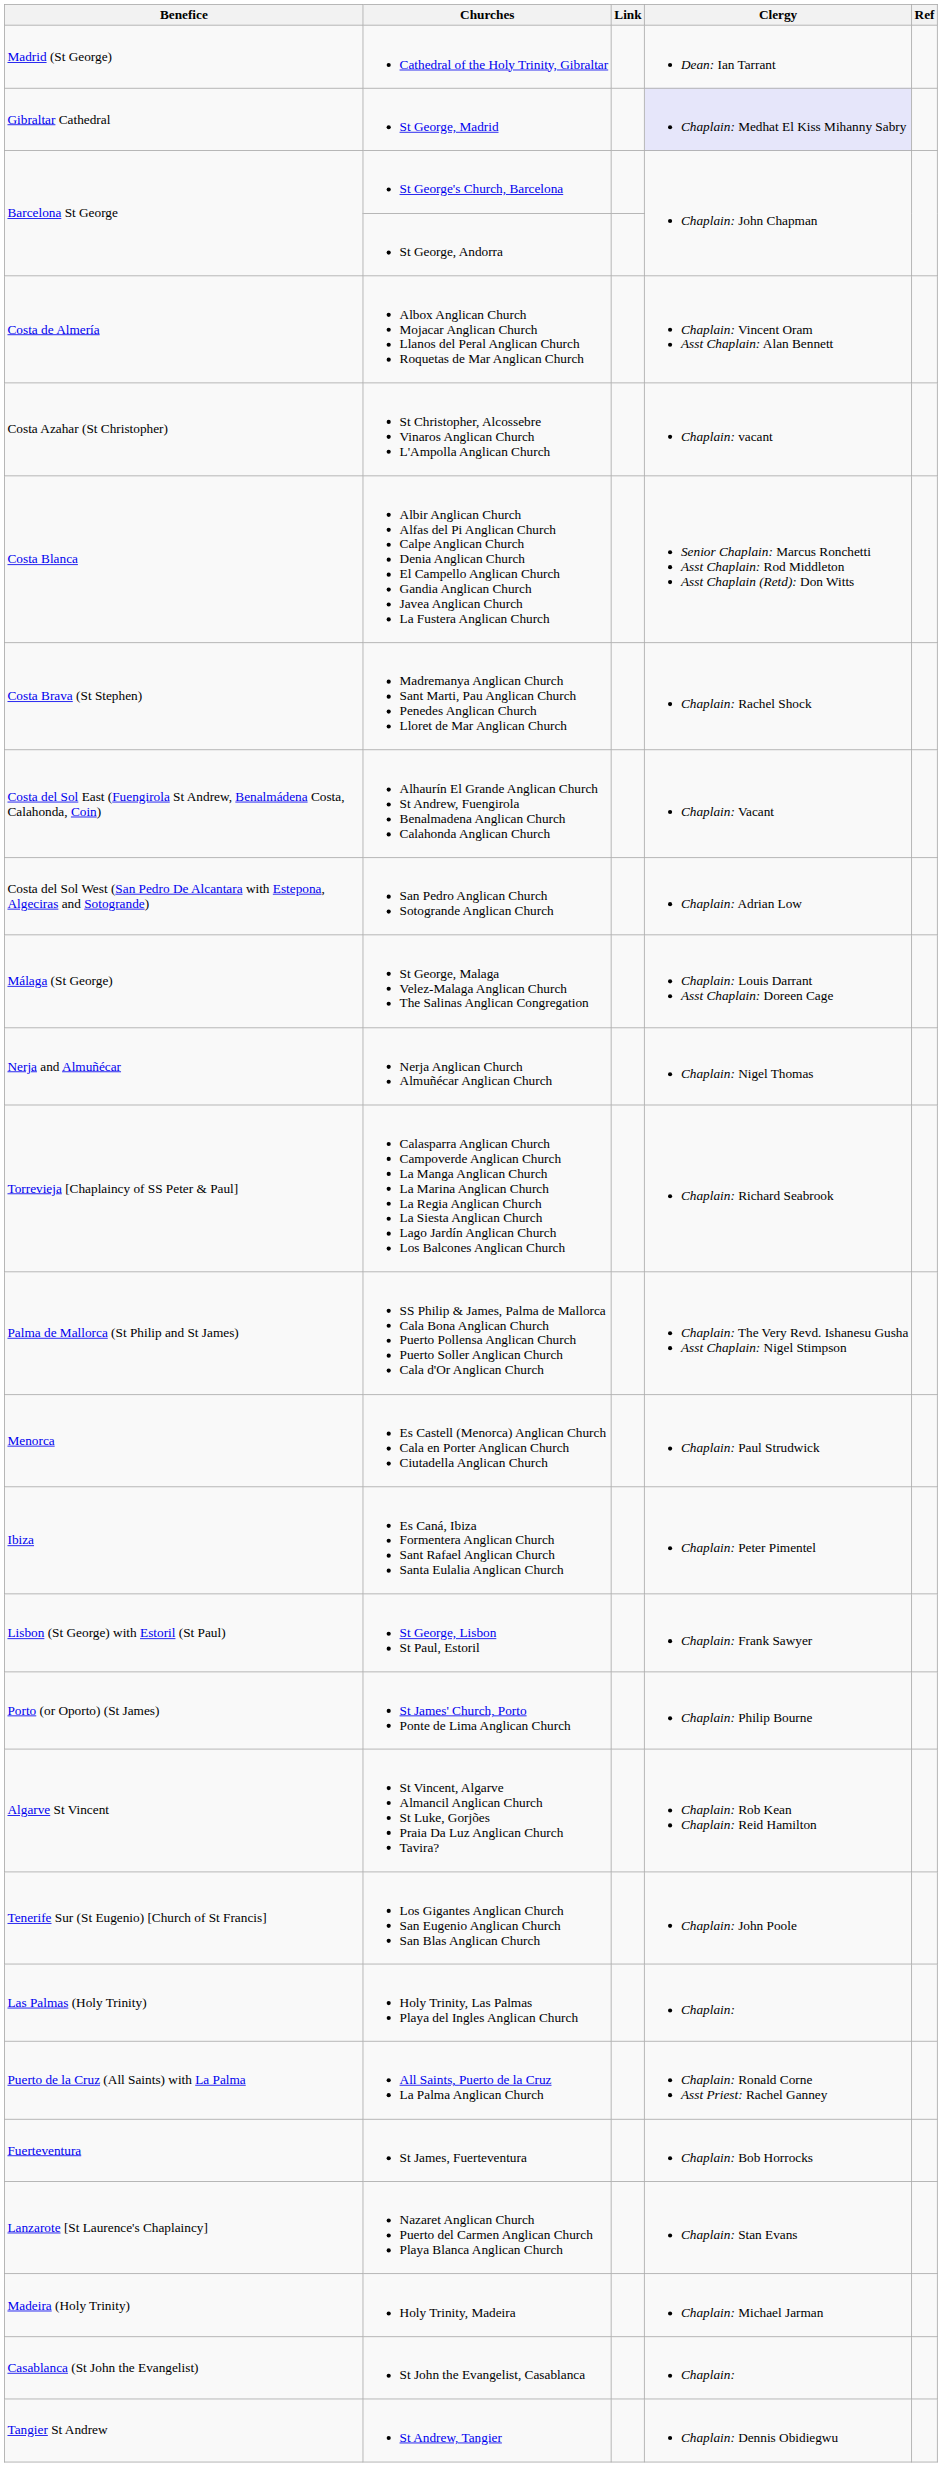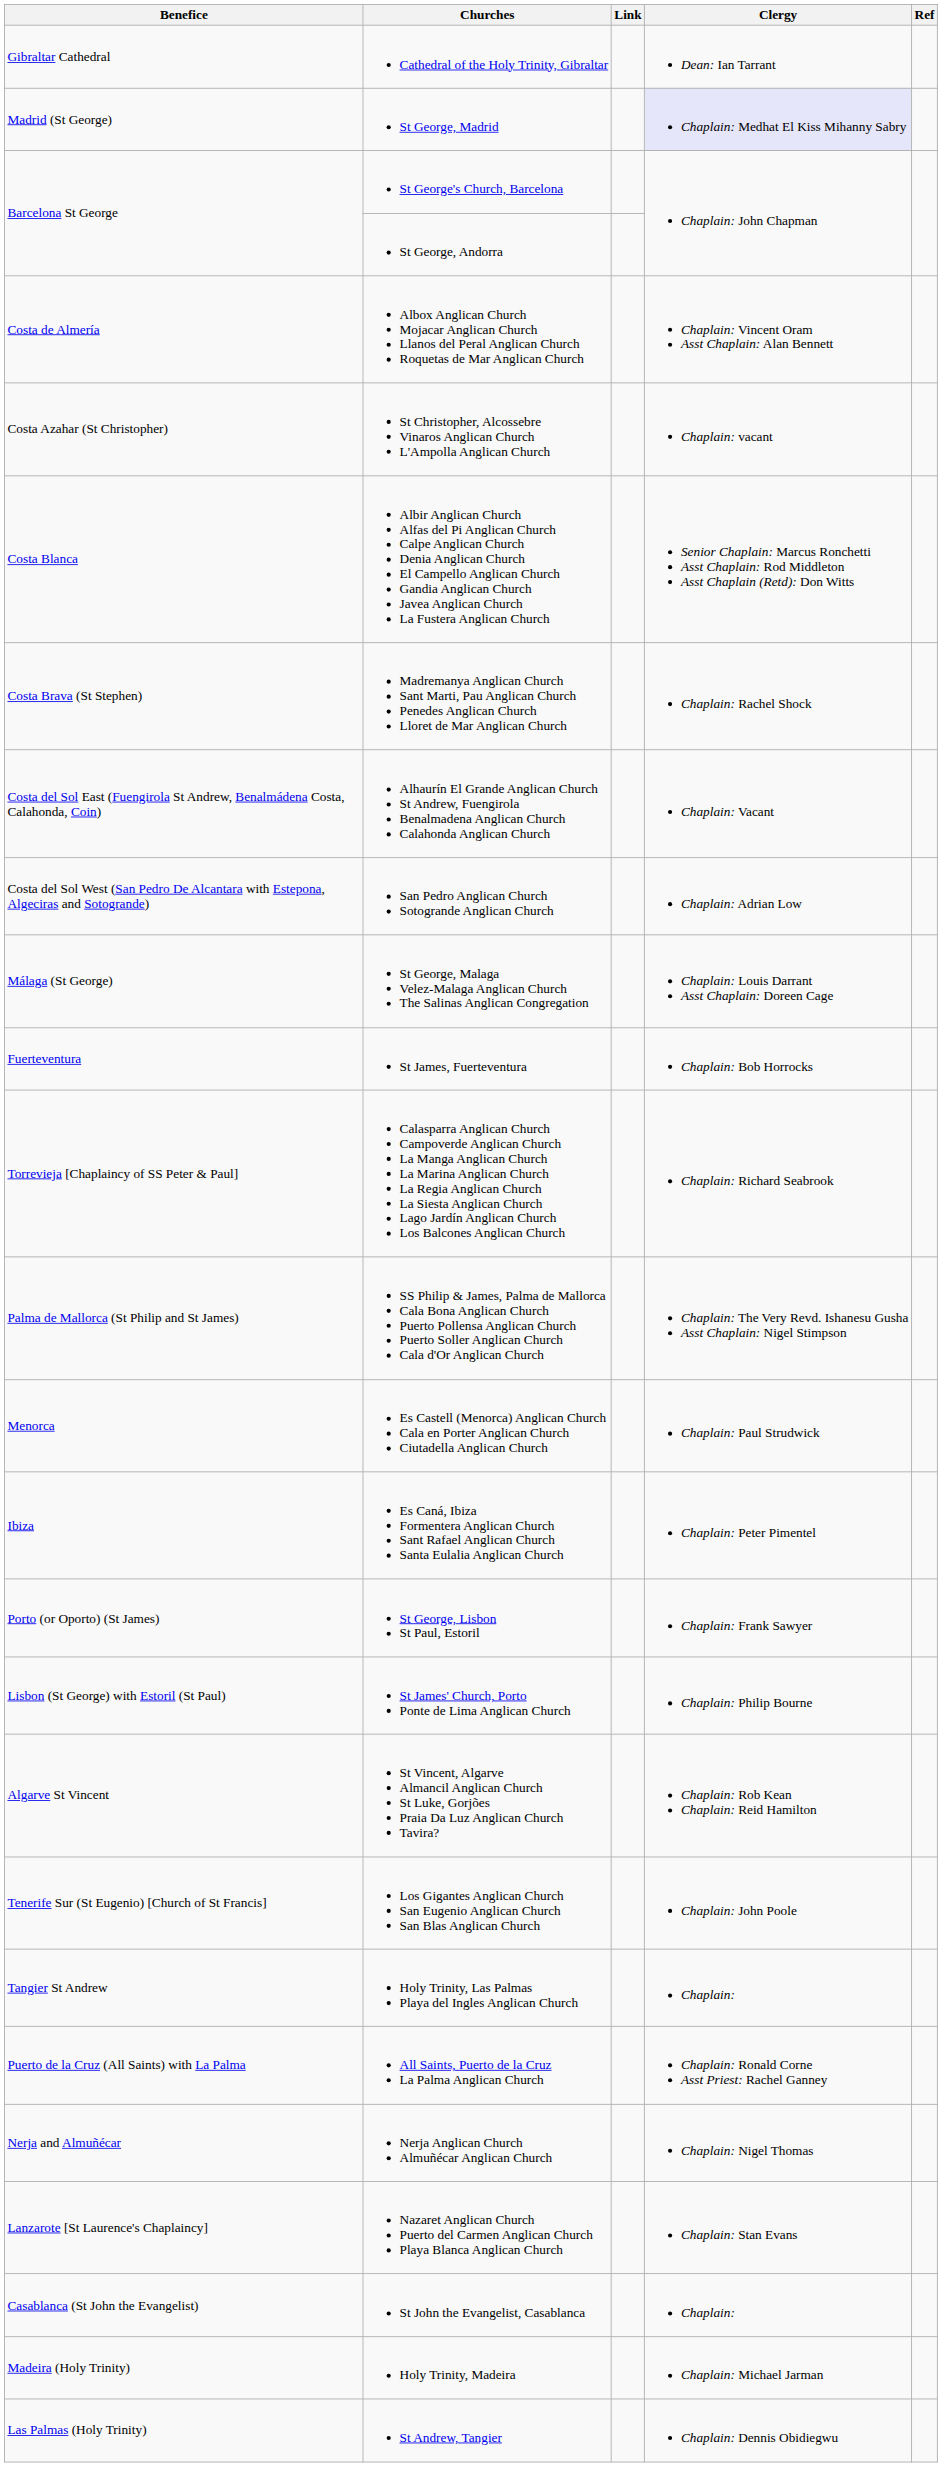(60, 56) Madrid (St George) -> (59, 56) Gibraltar Cathedral
(59, 119) Gibraltar Cathedral -> (60, 119) Madrid (St George)
rows swapped: (487, 1074) <-> (487, 2158)
(117, 1633) Lisbon (St George) with Estoril (St Paul) -> (83, 1618) Porto (or Oporto) (St James)
(83, 1710) Porto (or Oporto) (St James) -> (117, 1695) Lisbon (St George) with Estoril (St Paul)
(77, 2002) Las Palmas (Holy Trinity) -> (58, 1987) Tangier St Andrew
rows swapped: (487, 2313) <-> (487, 2375)
(58, 2430) Tangier St Andrew -> (77, 2430) Las Palmas (Holy Trinity)
